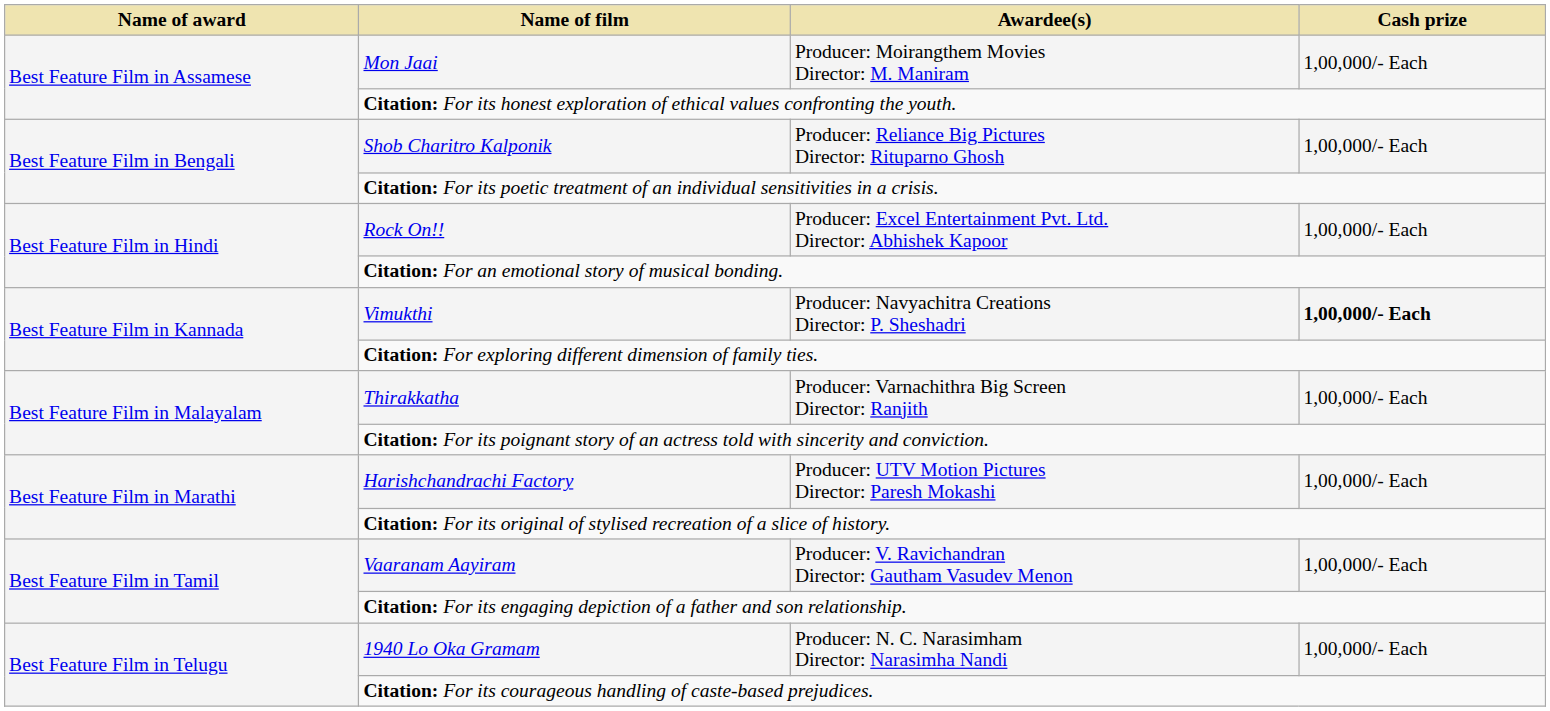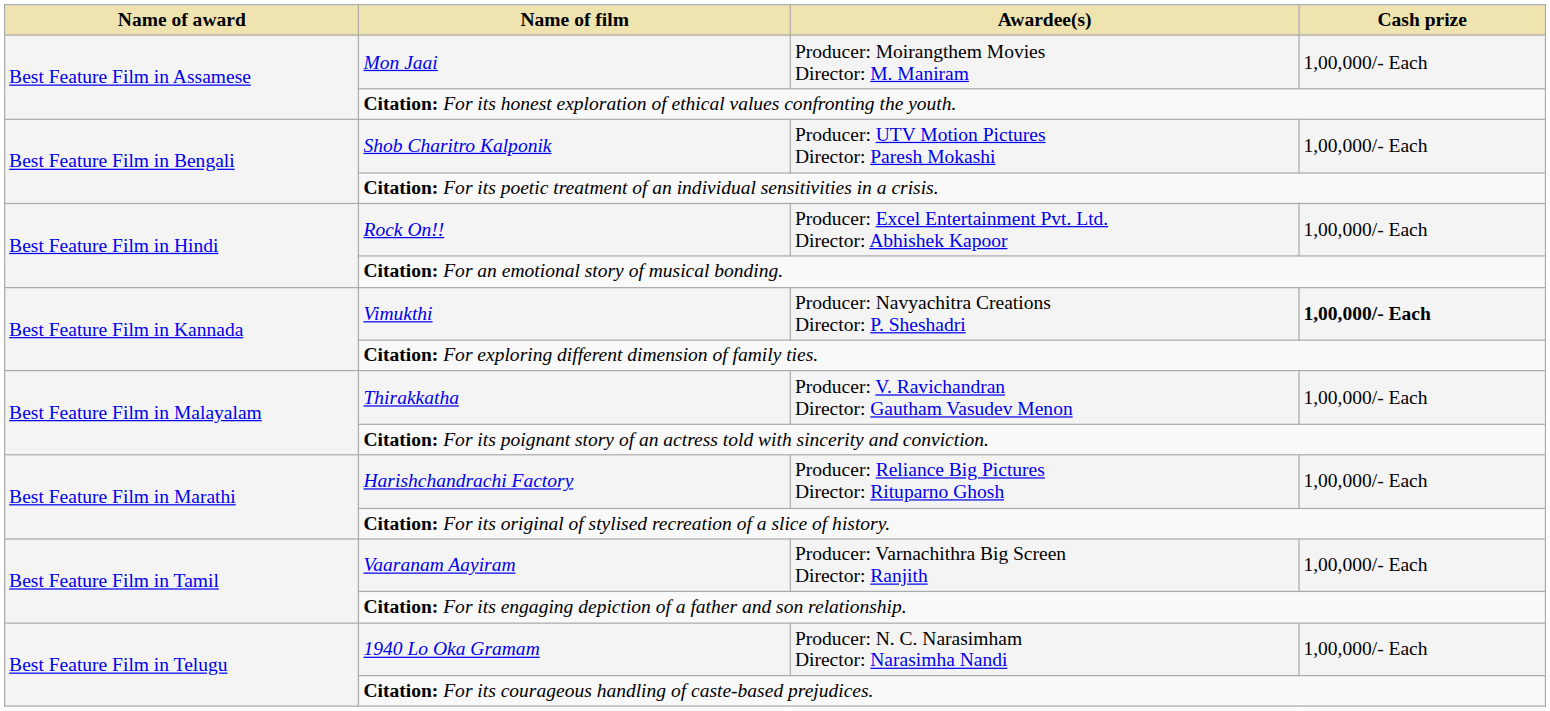(920, 145) Producer: Reliance Big Pictures Director: Rituparno Ghosh -> (920, 145) Producer: UTV Motion Pictures Director: Paresh Mokashi
(931, 397) Producer: Varnachithra Big Screen Director: Ranjith -> (934, 397) Producer: V. Ravichandran Director: Gautham Vasudev Menon
(920, 481) Producer: UTV Motion Pictures Director: Paresh Mokashi -> (920, 481) Producer: Reliance Big Pictures Director: Rituparno Ghosh
(934, 565) Producer: V. Ravichandran Director: Gautham Vasudev Menon -> (931, 565) Producer: Varnachithra Big Screen Director: Ranjith
